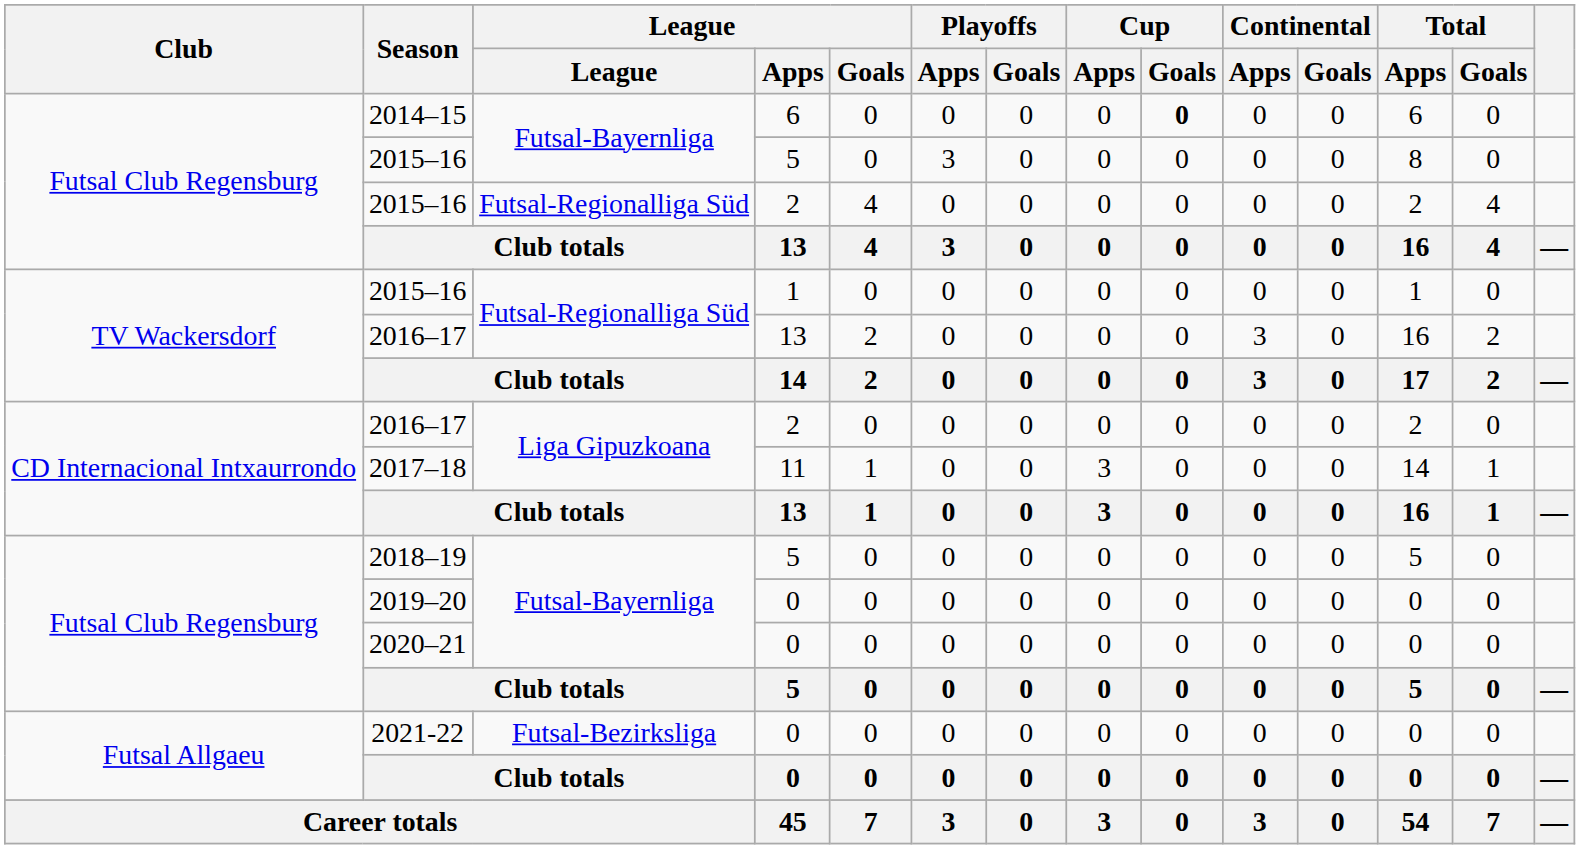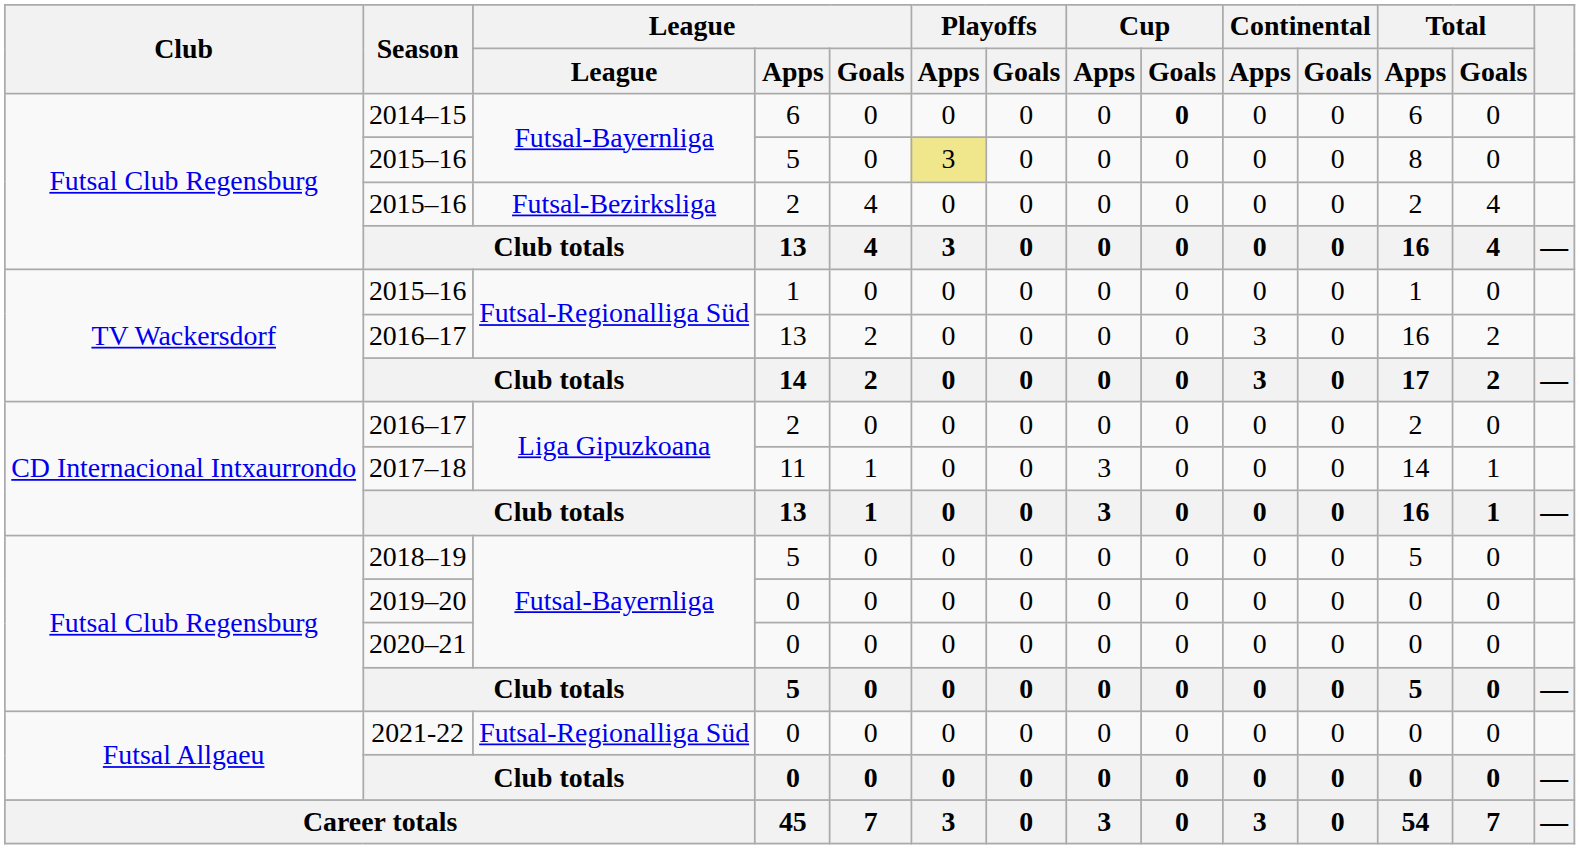(948, 159) no background -> (948, 159) khaki background
(614, 203) Futsal-Regionalliga Süd -> (614, 203) Futsal-Bezirksliga
(614, 733) Futsal-Bezirksliga -> (614, 733) Futsal-Regionalliga Süd
